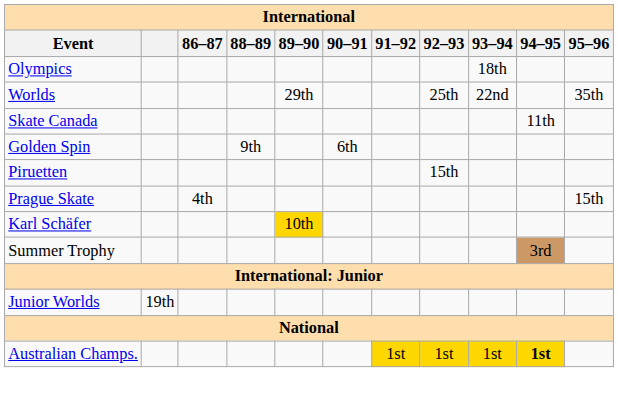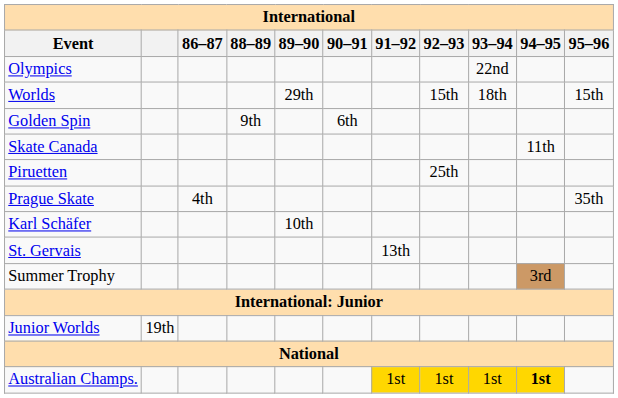(492, 69) 18th -> (492, 69) 22nd
(444, 95) 25th -> (444, 95) 15th
(492, 95) 22nd -> (492, 95) 18th
(589, 95) 35th -> (589, 95) 15th
rows swapped: (53, 120) <-> (49, 146)
(444, 172) 15th -> (444, 172) 25th
(589, 198) 15th -> (589, 198) 35th
(299, 224) gold background -> (299, 224) no background
+ row: (45, 250)
